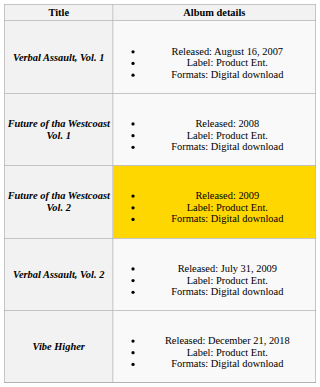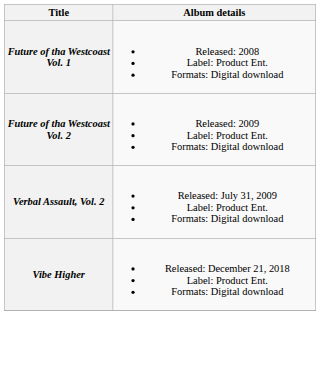- row: (59, 57)
(214, 208) gold background -> (214, 135) no background
